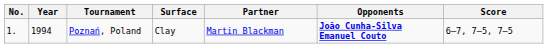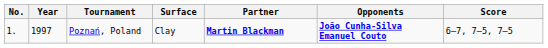(41, 31) 1994 -> (41, 31) 1997
(245, 31) normal -> (245, 31) bold
